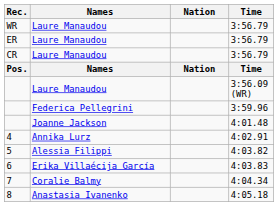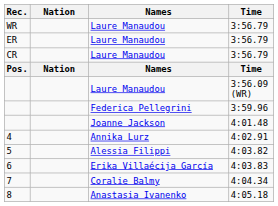columns swapped: (100, 12) <-> (199, 12)
